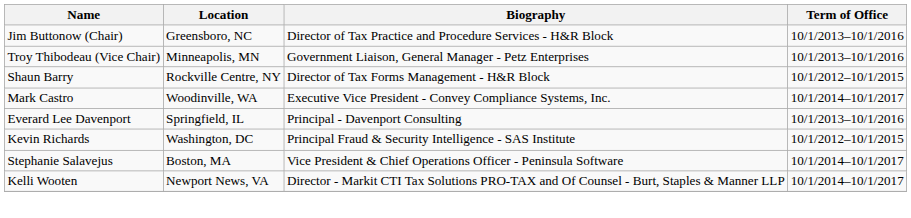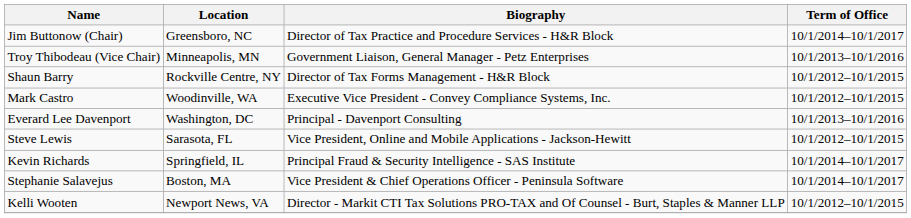(847, 35) 10/1/2013–10/1/2016 -> (847, 35) 10/1/2014–10/1/2017
(847, 98) 10/1/2014–10/1/2017 -> (847, 98) 10/1/2012–10/1/2015
(205, 118) Springfield, IL -> (210, 118) Washington, DC
+ row: (40, 139)
(210, 139) Washington, DC -> (205, 160) Springfield, IL
(847, 139) 10/1/2012–10/1/2015 -> (847, 160) 10/1/2014–10/1/2017
(847, 181) 10/1/2014–10/1/2017 -> (847, 202) 10/1/2012–10/1/2015
